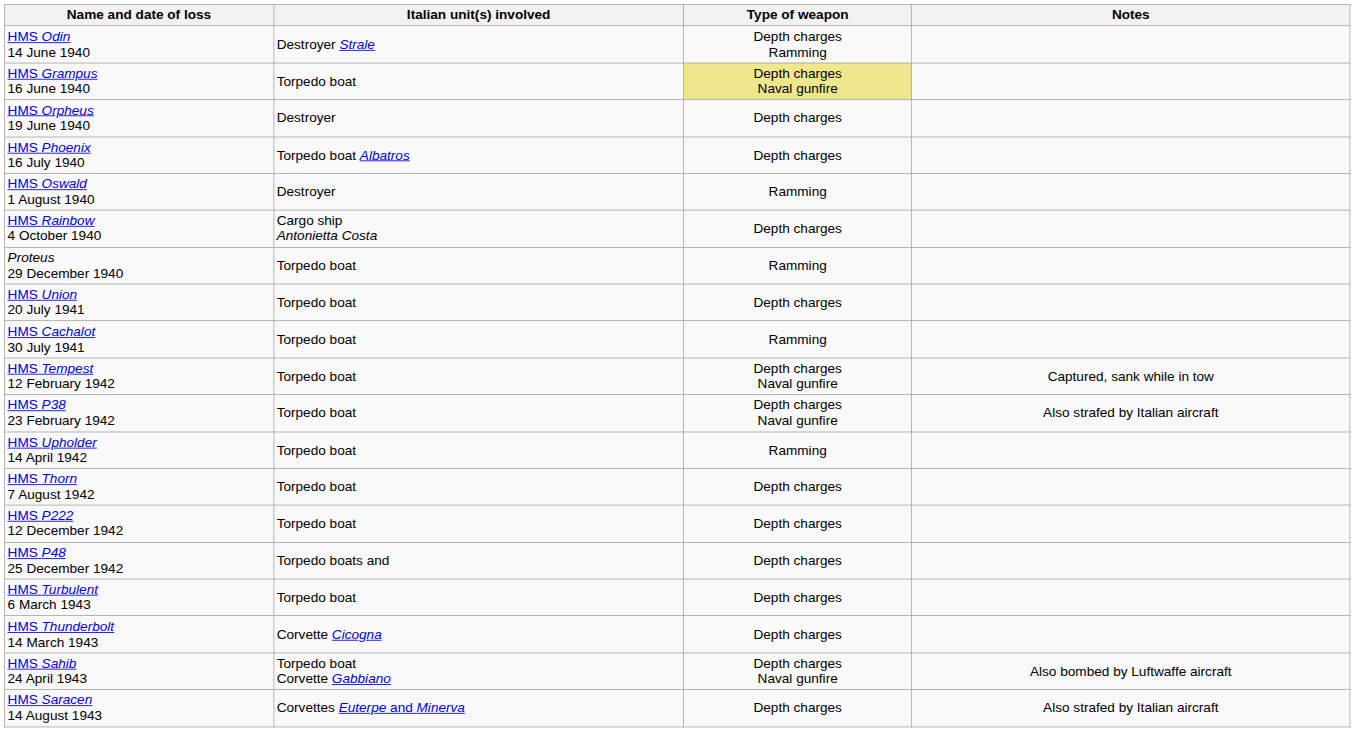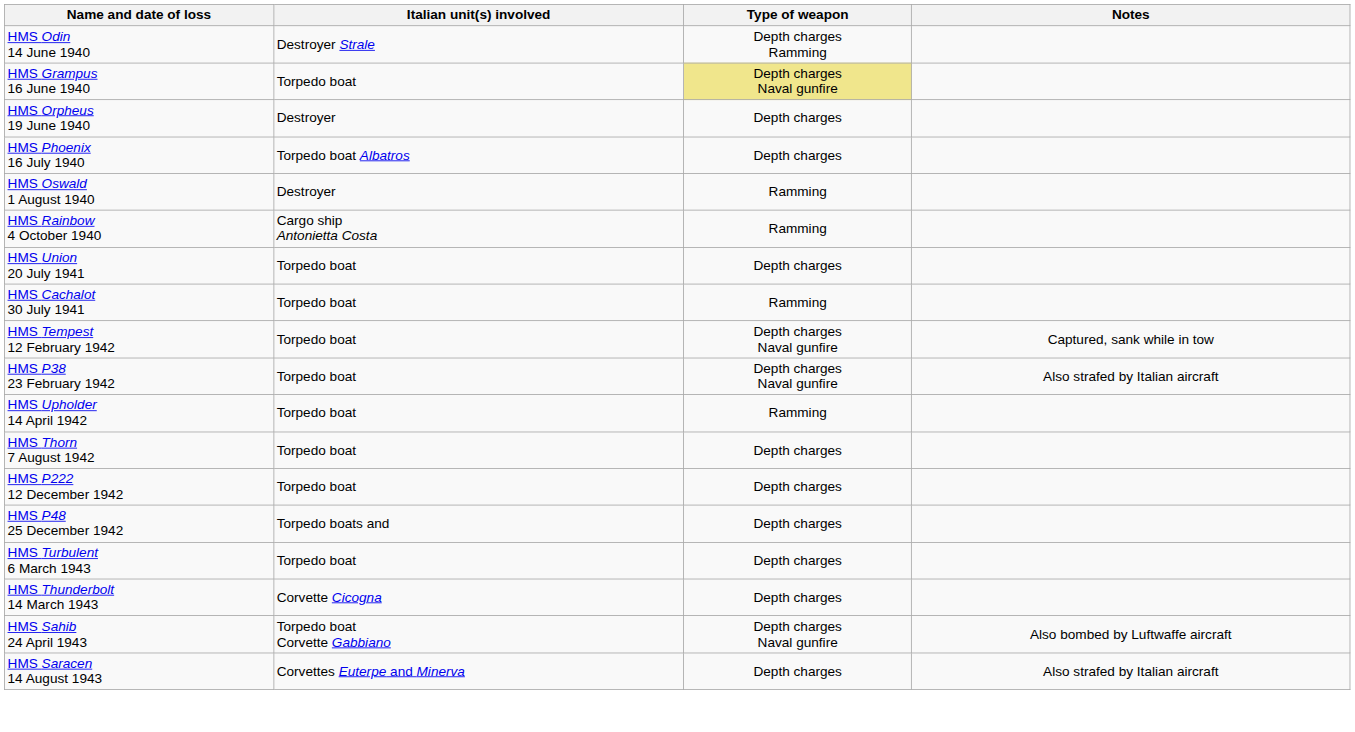(798, 228) Depth charges -> (798, 228) Ramming
- row: (65, 265)
